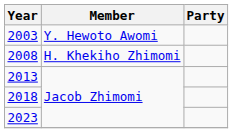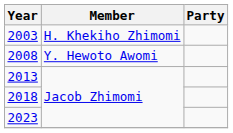(101, 35) Y. Hewoto Awomi -> (112, 35) H. Khekiho Zhimomi
(112, 56) H. Khekiho Zhimomi -> (101, 56) Y. Hewoto Awomi
